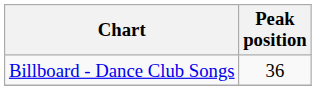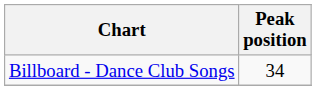(275, 70) 36 -> (275, 70) 34
